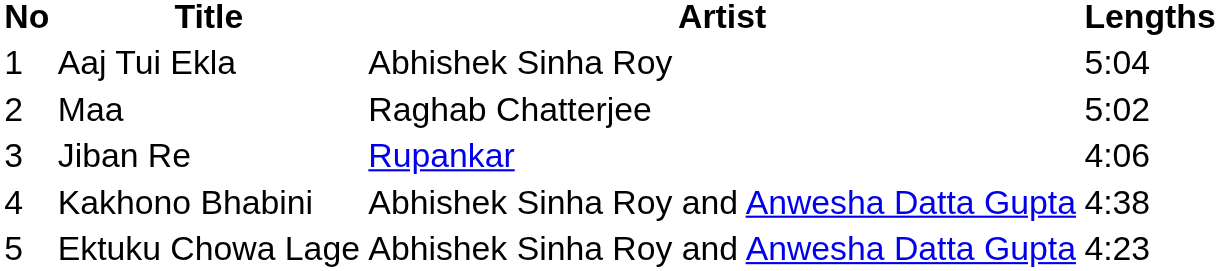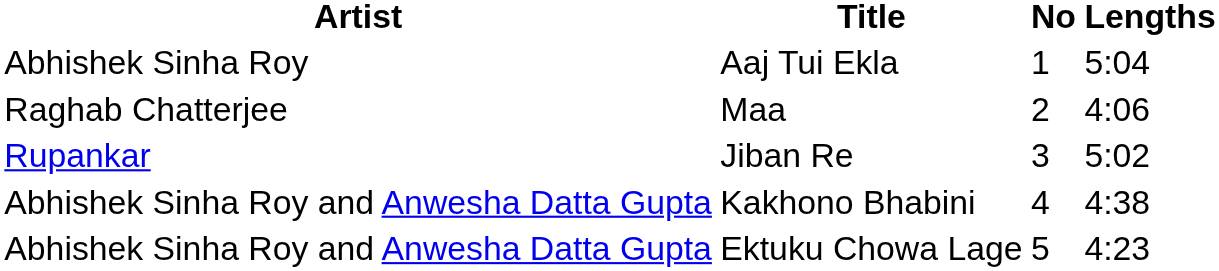columns swapped: (27, 16) <-> (722, 16)
(1117, 109) 5:02 -> (1117, 109) 4:06
(1117, 156) 4:06 -> (1117, 156) 5:02
